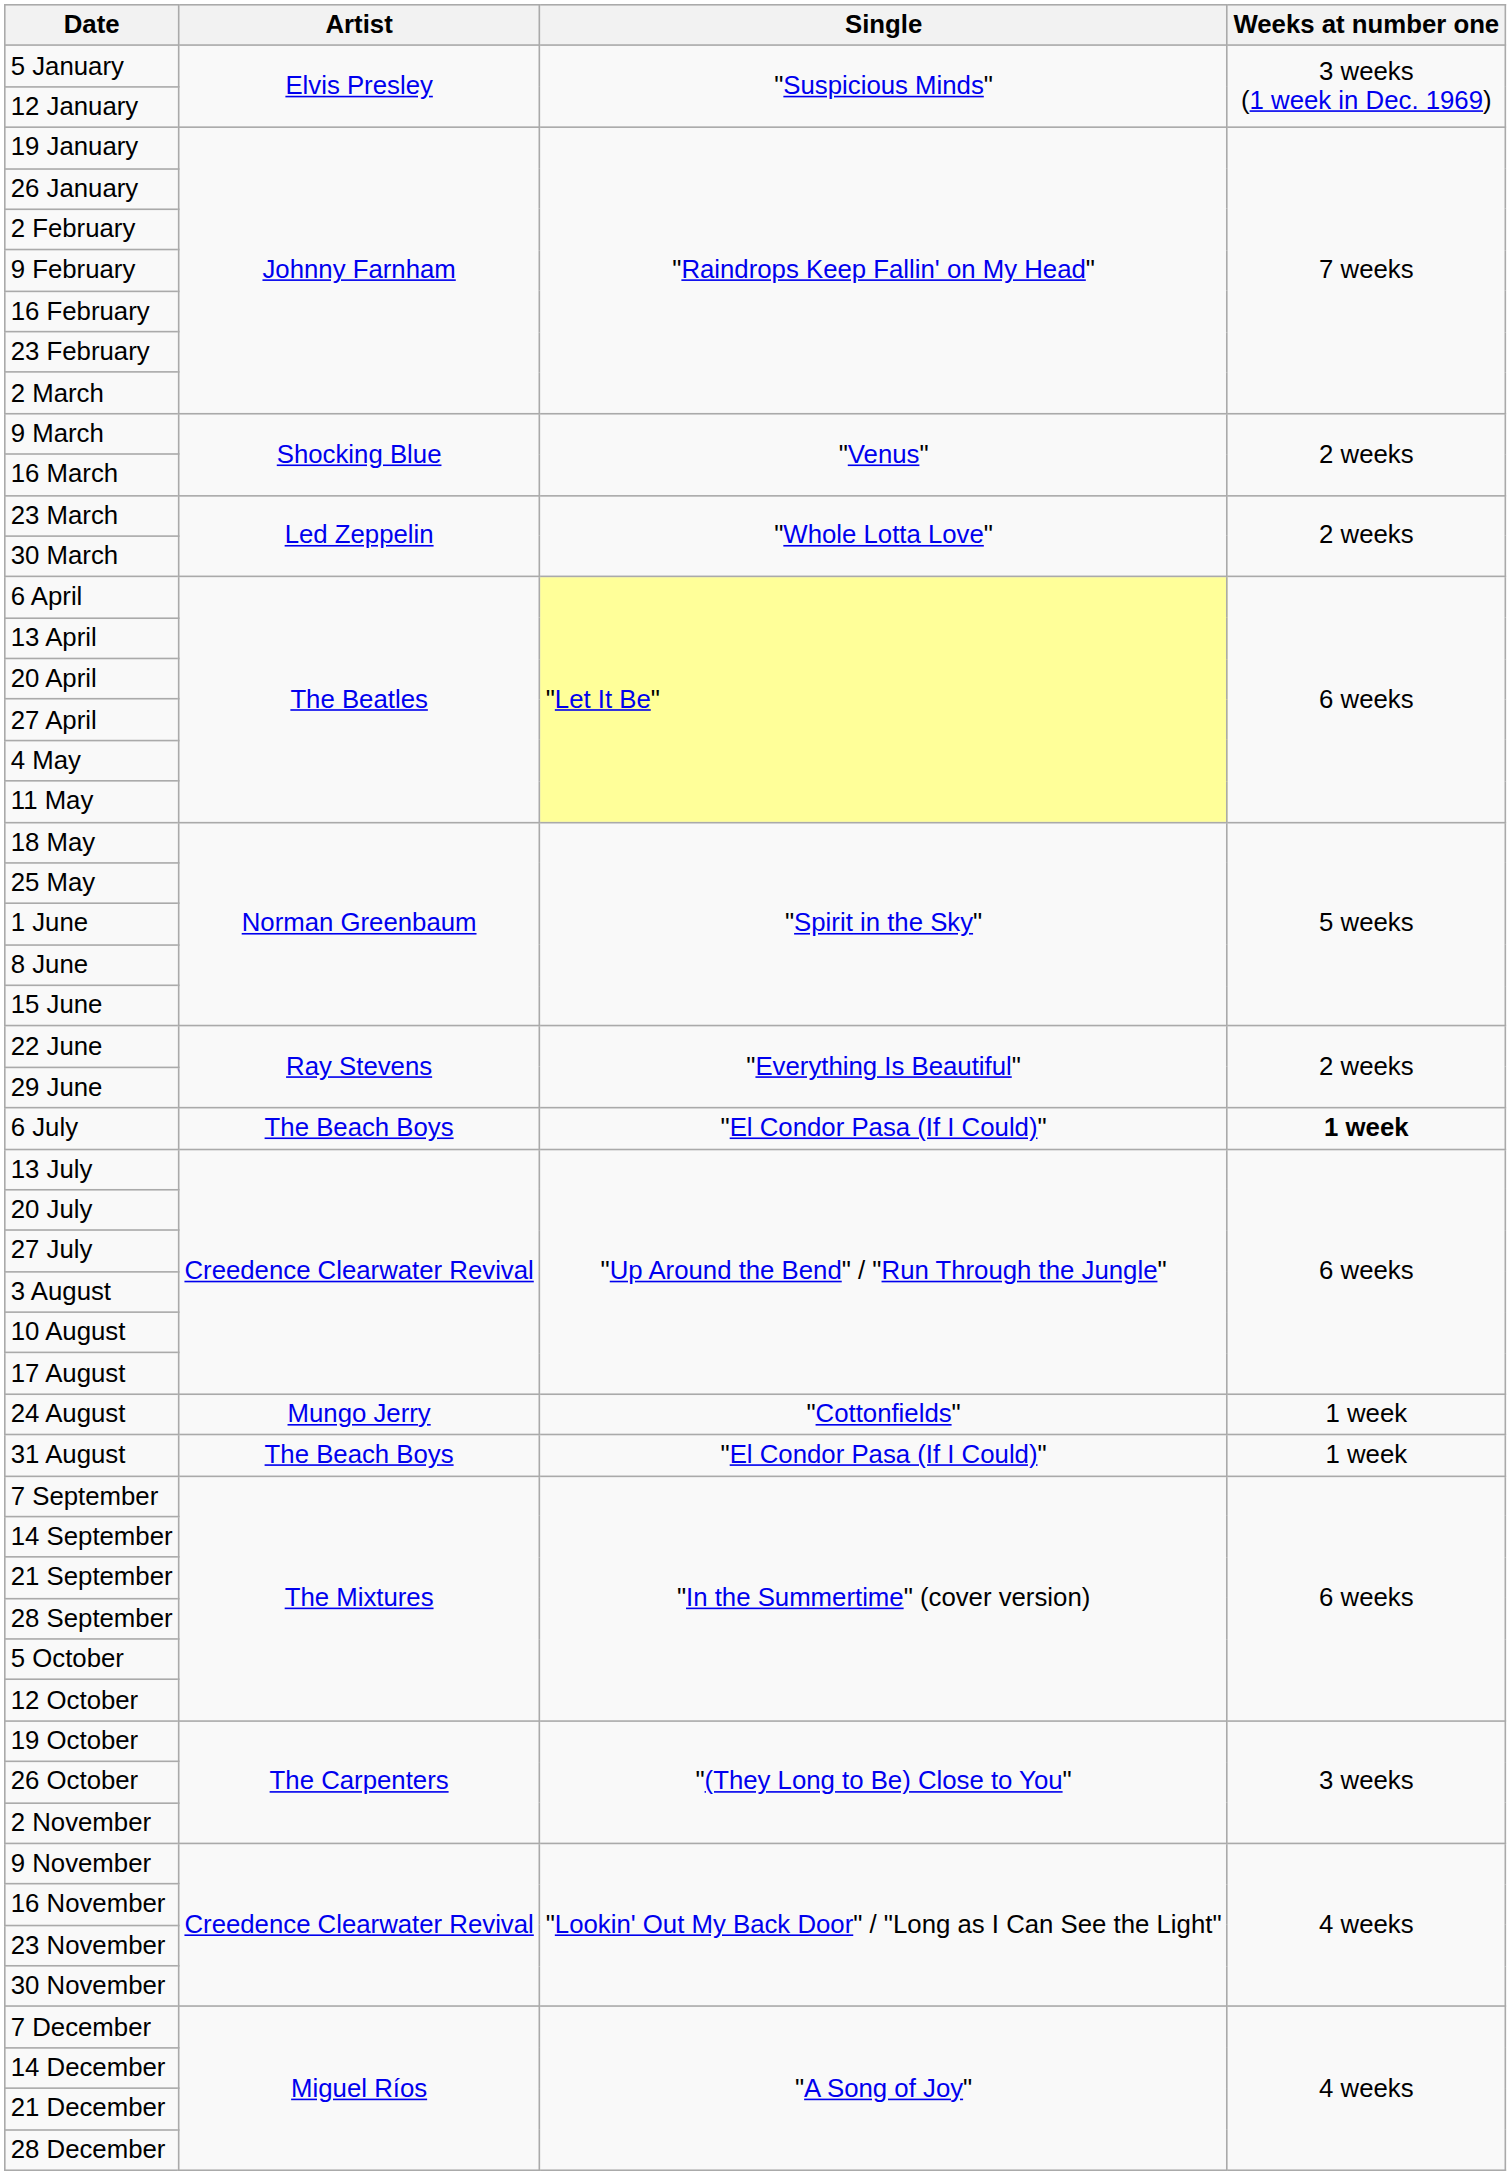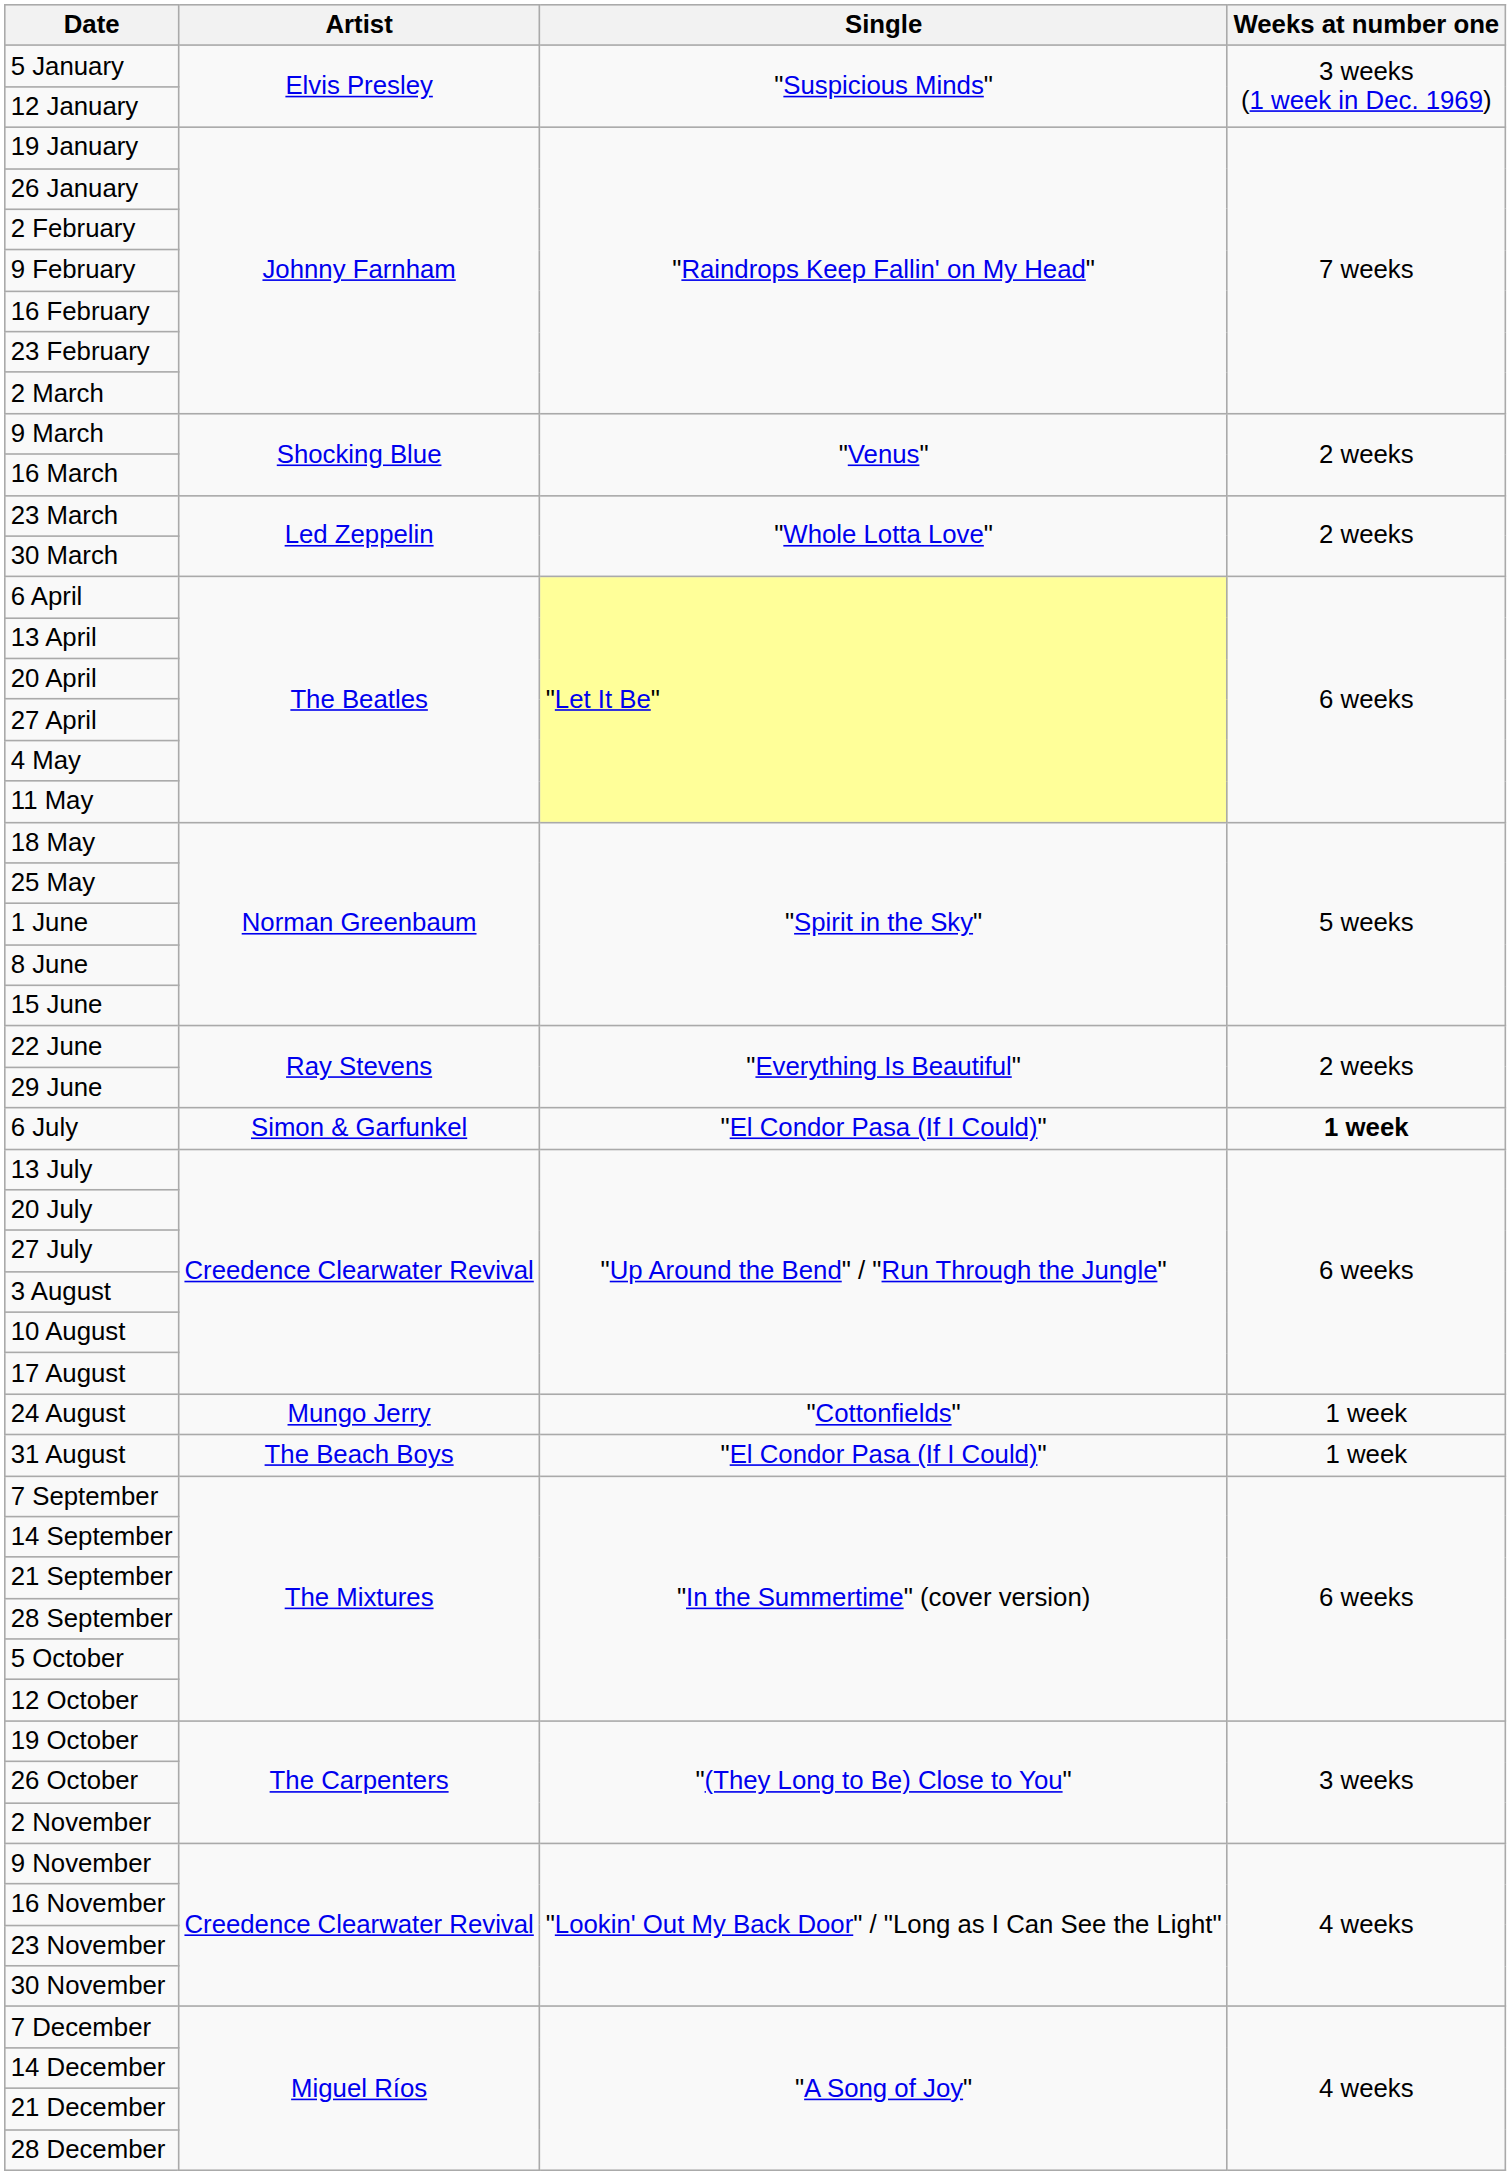(359, 1127) The Beach Boys -> (359, 1127) Simon & Garfunkel
